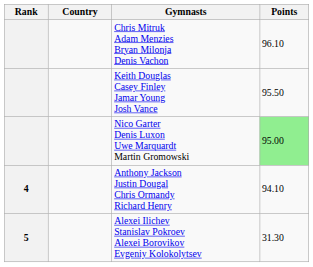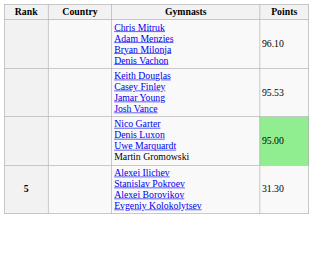(273, 92) 95.50 -> (273, 92) 95.53
- row: (148, 189)
